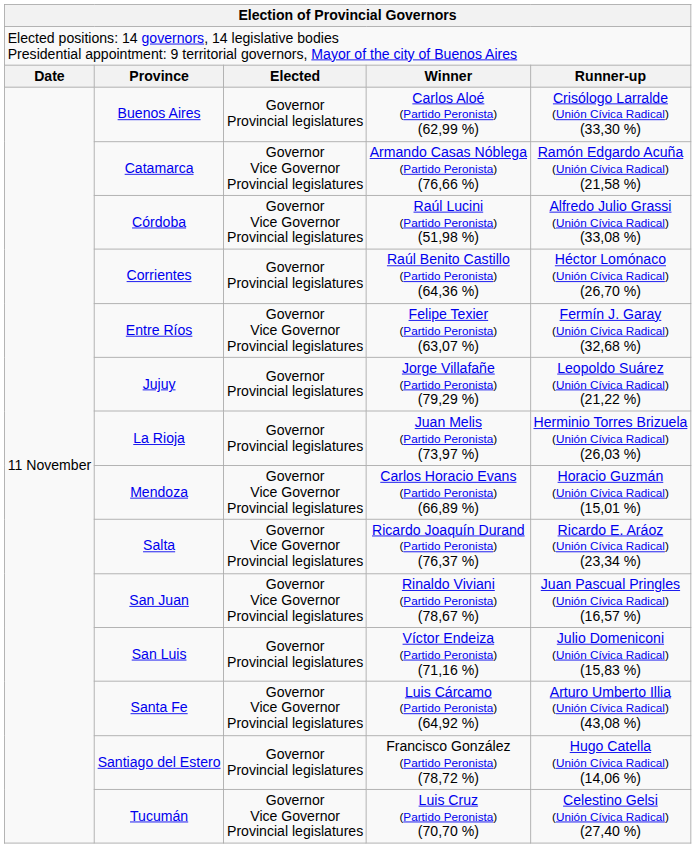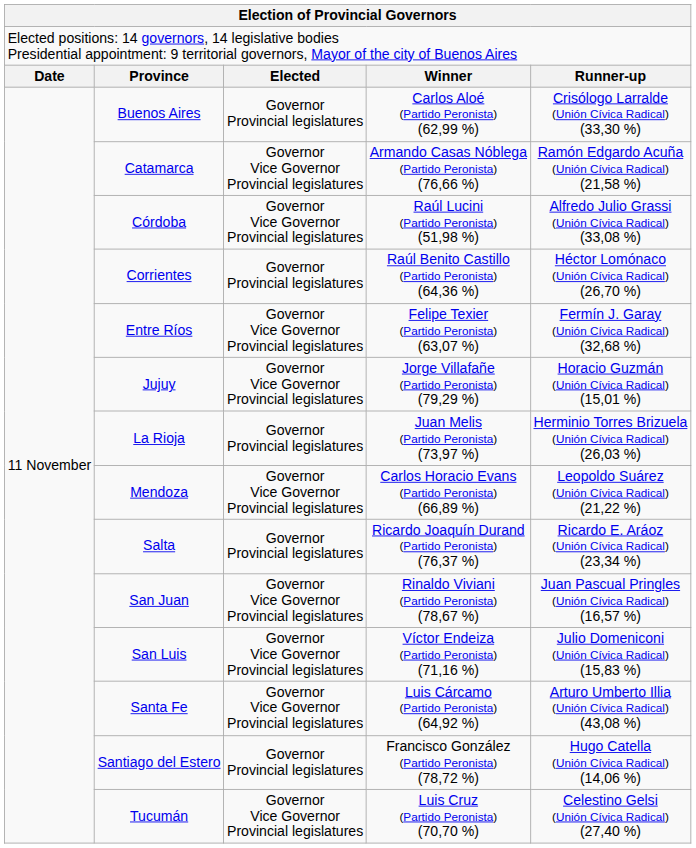(295, 384) Governor Provincial legislatures -> (295, 384) Governor Vice Governor Provincial legislatures
(610, 384) Leopoldo Suárez (Unión Cívica Radical) (21,22 %) -> (610, 384) Horacio Guzmán (Unión Cívica Radical) (15,01 %)
(610, 492) Horacio Guzmán (Unión Cívica Radical) (15,01 %) -> (610, 492) Leopoldo Suárez (Unión Cívica Radical) (21,22 %)
(295, 546) Governor Vice Governor Provincial legislatures -> (295, 546) Governor Provincial legislatures
(295, 654) Governor Provincial legislatures -> (295, 654) Governor Vice Governor Provincial legislatures
